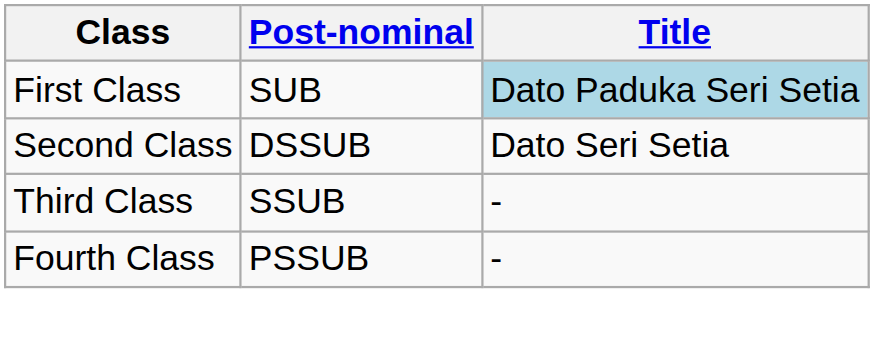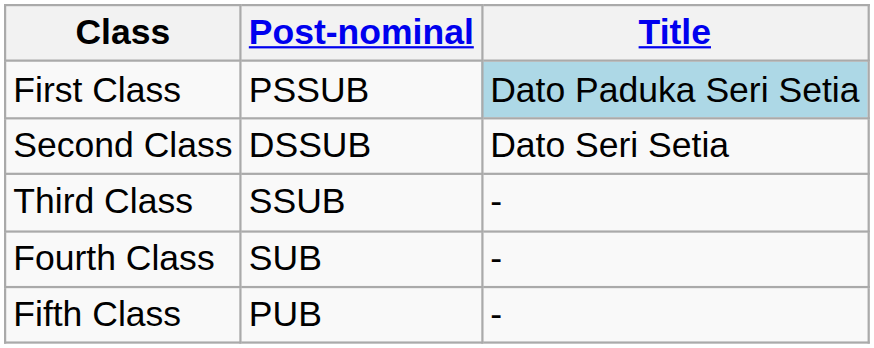(285, 88) SUB -> (309, 88) PSSUB
(309, 257) PSSUB -> (285, 257) SUB
+ row: (97, 314)
